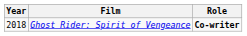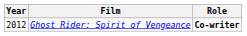(16, 25) 2018 -> (16, 25) 2012
